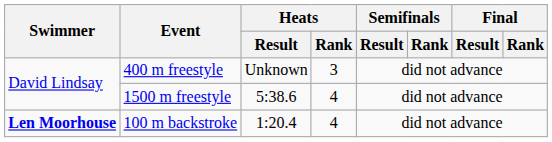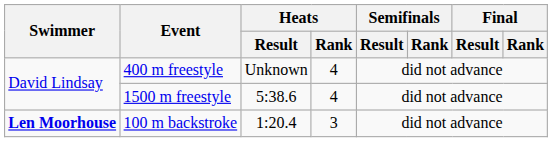(334, 70) 3 -> (334, 70) 4
(334, 123) 4 -> (334, 123) 3
